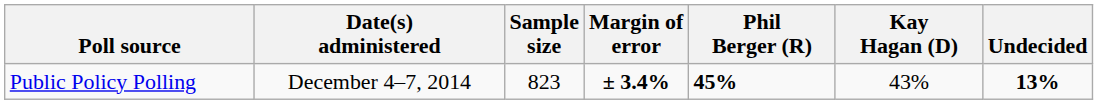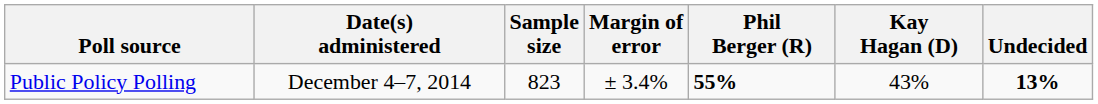(636, 81) bold -> (636, 81) normal
(715, 81) 45% -> (715, 81) 55%
